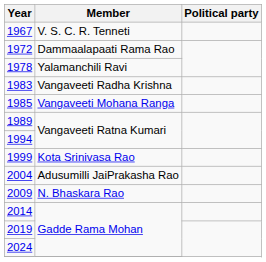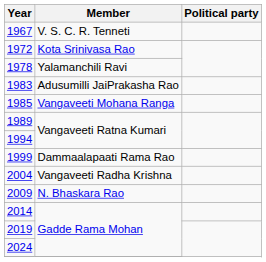(106, 49) Dammaalapaati Rama Rao -> (86, 49) Kota Srinivasa Rao
(105, 85) Vangaveeti Radha Krishna -> (108, 85) Adusumilli JaiPrakasha Rao
(86, 157) Kota Srinivasa Rao -> (106, 157) Dammaalapaati Rama Rao
(108, 175) Adusumilli JaiPrakasha Rao -> (105, 175) Vangaveeti Radha Krishna
